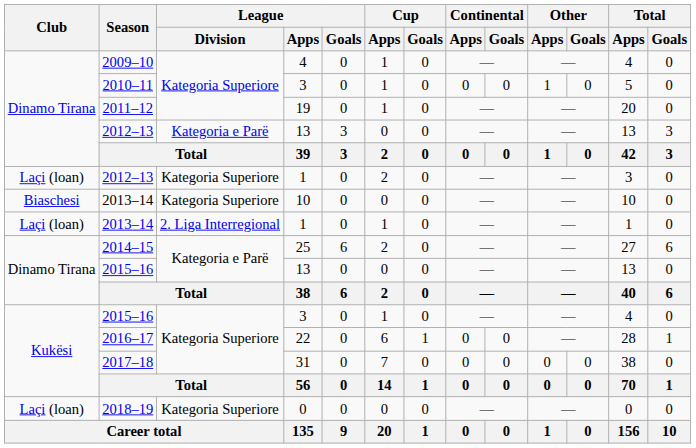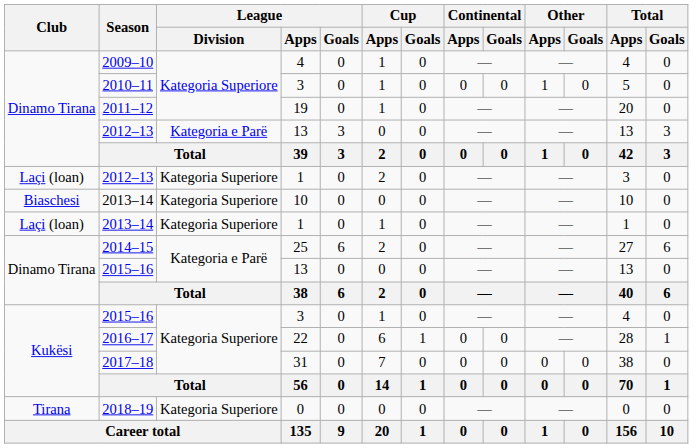(220, 223) 2. Liga Interregional -> (219, 223) Kategoria Superiore
(52, 408) Laçi (loan) -> (52, 408) Tirana
